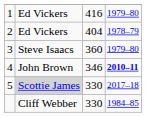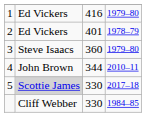(94, 31) 404 -> (94, 31) 401
(94, 67) 346 -> (94, 67) 344
(123, 67) bold -> (123, 67) normal
